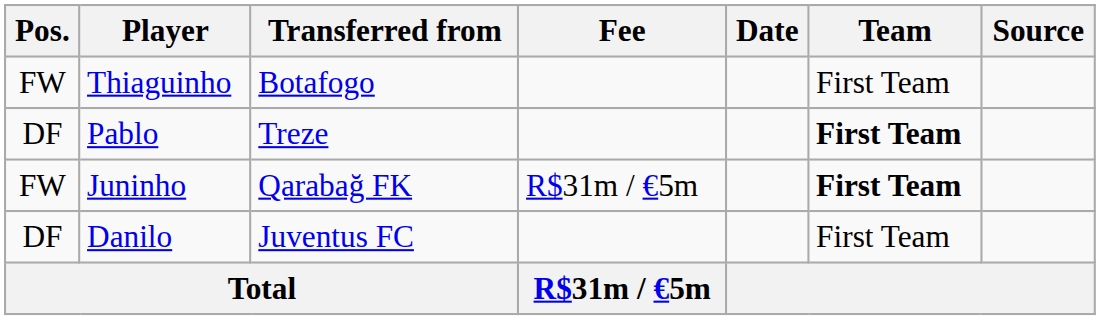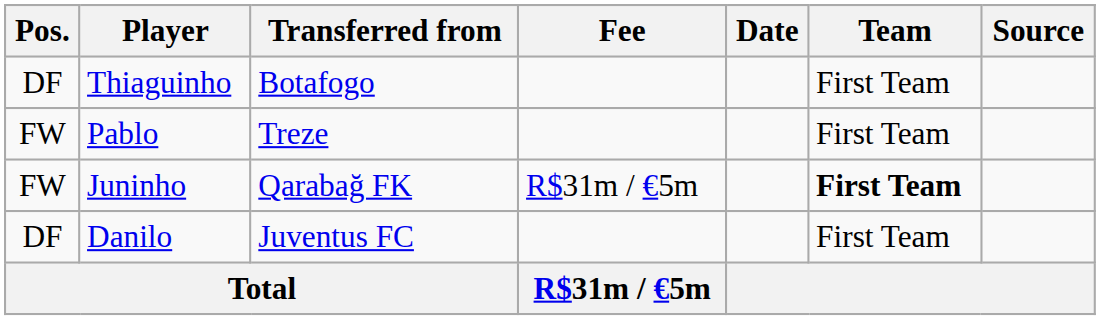(42, 82) FW -> (42, 82) DF
(42, 133) DF -> (42, 133) FW
(889, 133) bold -> (883, 133) normal
